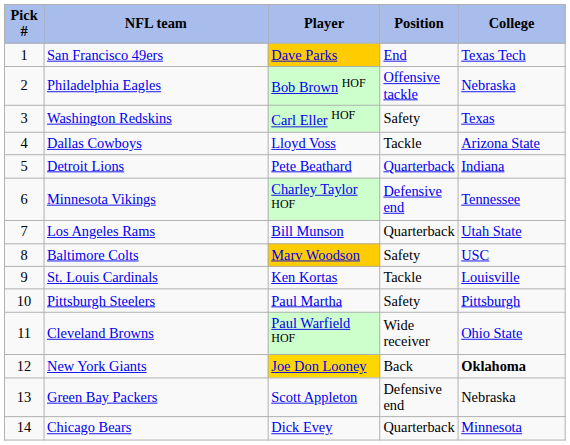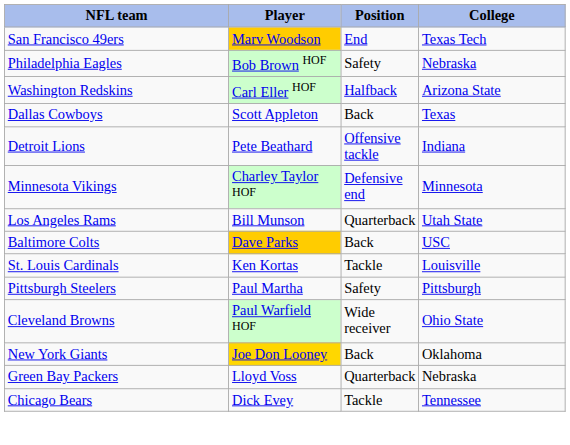- column: (24, 24)
(304, 54) Dave Parks -> (276, 38) Marv Woodson
(412, 85) Offensive tackle -> (363, 63) Safety
(402, 118) Safety -> (371, 90) Halfback
(478, 118) Texas -> (461, 90) Arizona State
(304, 143) Lloyd Voss -> (275, 115) Scott Appleton
(403, 143) Tackle -> (359, 115) Back
(501, 143) Arizona State -> (439, 115) Texas
(419, 166) Quarterback -> (372, 145) Offensive tackle
(491, 199) Tennessee -> (452, 186) Minnesota
(316, 255) Marv Woodson -> (265, 242) Dave Parks
(402, 255) Safety -> (359, 242) Back
(494, 366) bold -> (452, 354) normal
(314, 397) Scott Appleton -> (264, 376) Lloyd Voss
(413, 397) Defensive end -> (380, 376) Quarterback
(419, 428) Quarterback -> (363, 399) Tackle
(492, 428) Minnesota -> (451, 399) Tennessee
